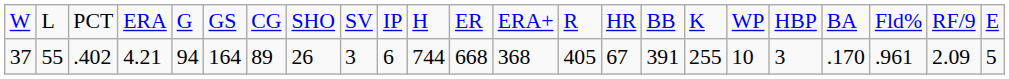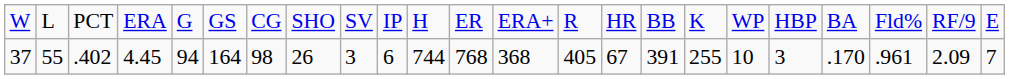(142, 56) 4.21 -> (142, 56) 4.45
(262, 56) 89 -> (262, 56) 98
(471, 56) 668 -> (471, 56) 768
(991, 56) 5 -> (991, 56) 7
